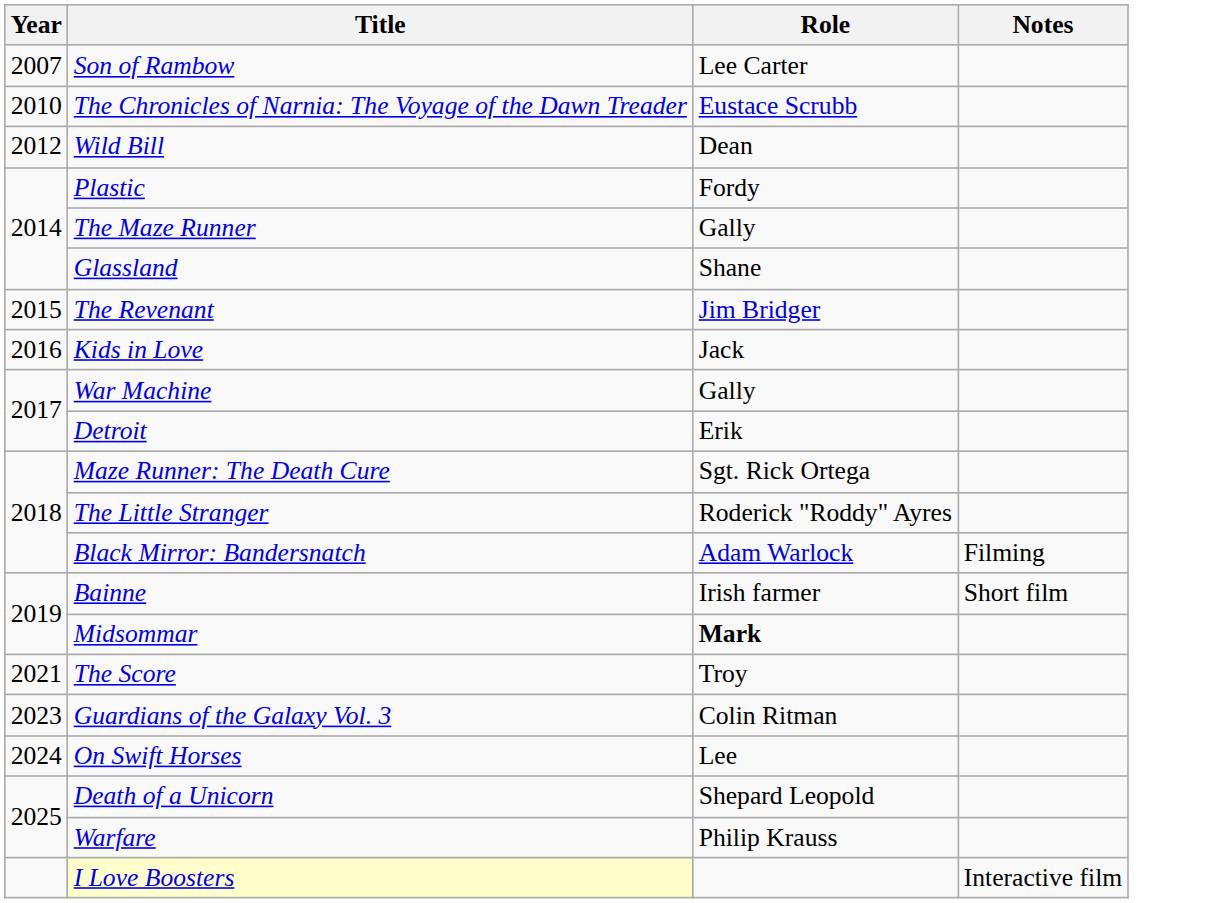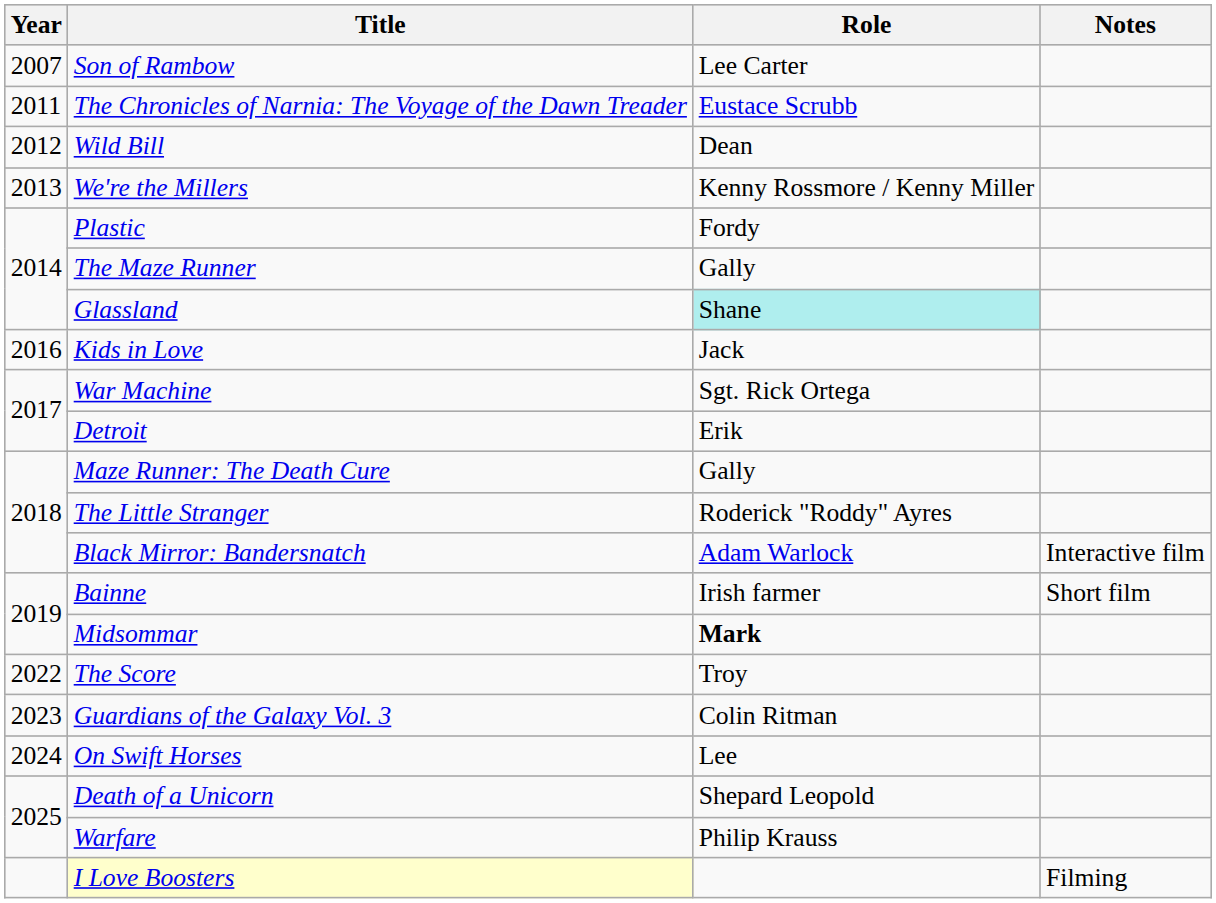(36, 106) 2010 -> (36, 106) 2011
+ row: (161, 187)
(730, 268) no background -> (730, 308) paleturquoise background
- row: (144, 308)
(727, 390) Gally -> (784, 390) Sgt. Rick Ortega
(784, 471) Sgt. Rick Ortega -> (727, 471) Gally
(1004, 552) Filming -> (1125, 552) Interactive film
(36, 674) 2021 -> (36, 674) 2022
(1043, 877) Interactive film -> (1087, 877) Filming
